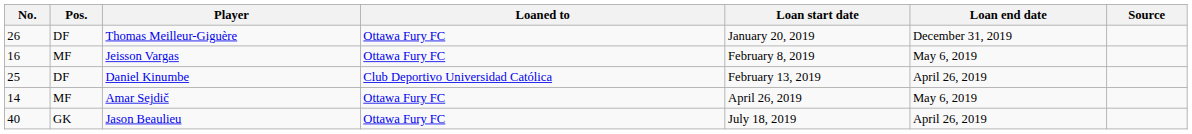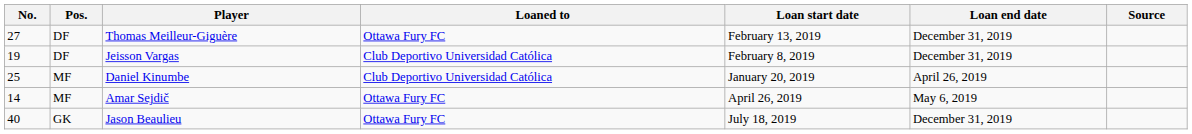(14, 35) 26 -> (14, 35) 27
(771, 35) January 20, 2019 -> (774, 35) February 13, 2019
(14, 56) 16 -> (14, 56) 19
(62, 56) MF -> (61, 56) DF
(404, 56) Ottawa Fury FC -> (458, 56) Club Deportivo Universidad Católica
(945, 56) May 6, 2019 -> (962, 56) December 31, 2019
(61, 77) DF -> (62, 77) MF
(774, 77) February 13, 2019 -> (771, 77) January 20, 2019
(950, 119) April 26, 2019 -> (962, 119) December 31, 2019
